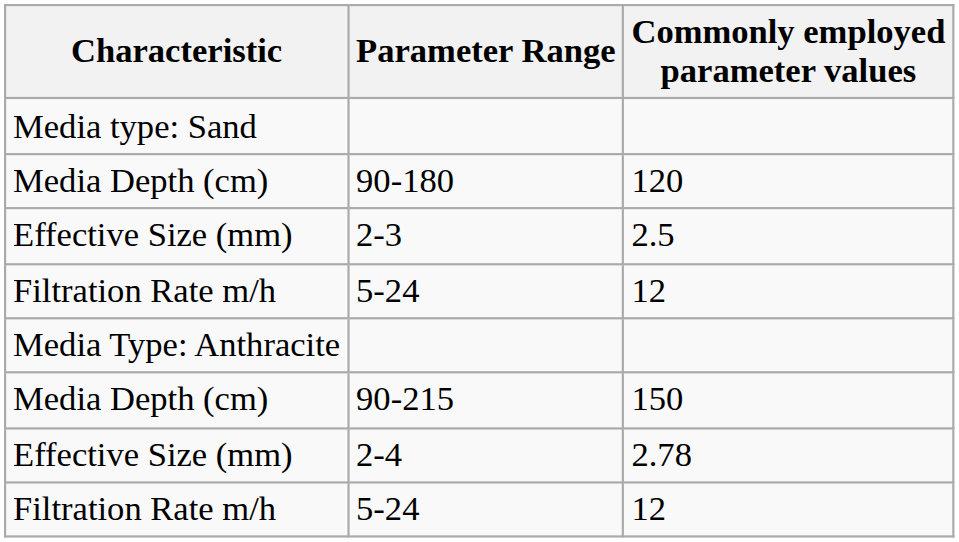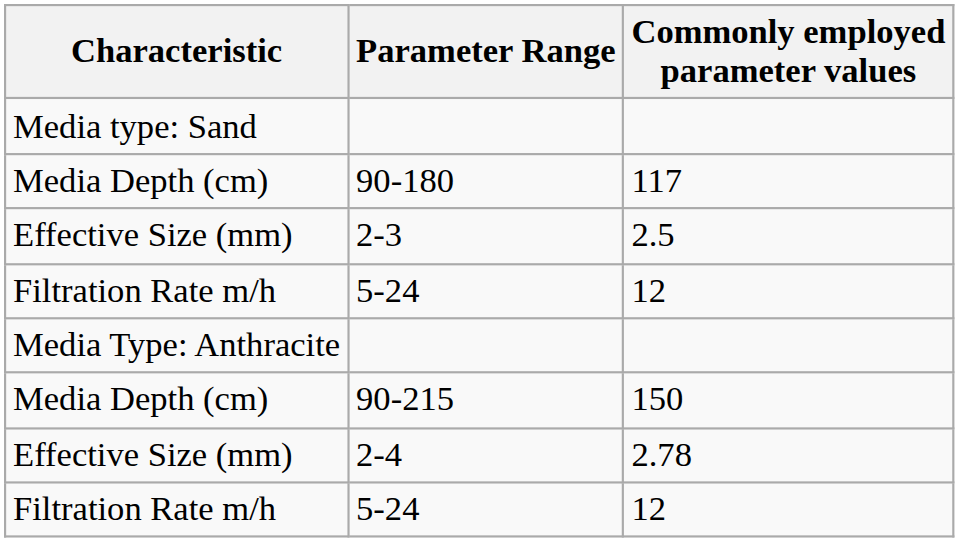(657, 180) 120 -> (657, 180) 117
